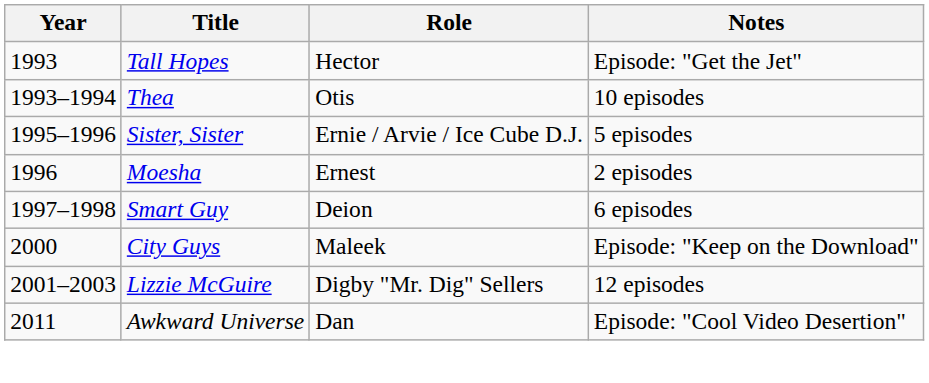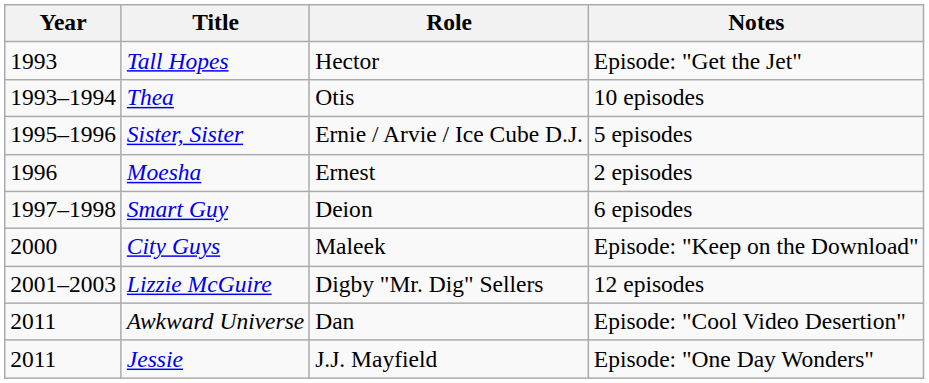+ row: (155, 358)
